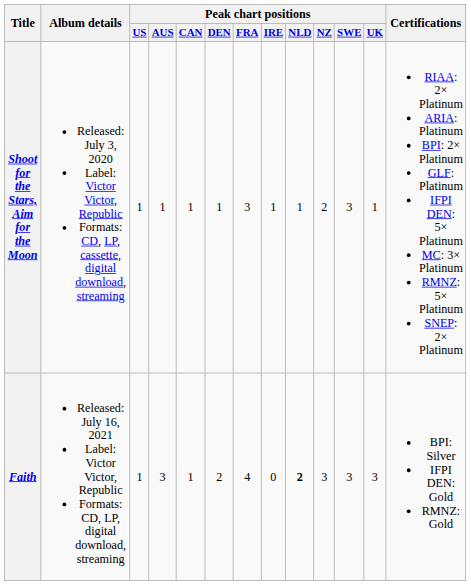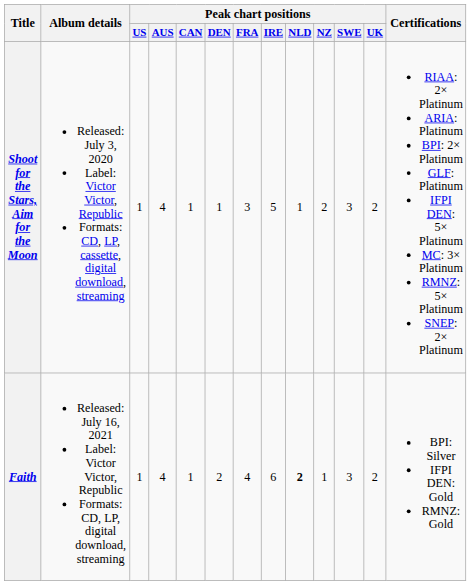(163, 207) 1 -> (163, 207) 4
(273, 207) 1 -> (273, 207) 5
(375, 207) 1 -> (375, 207) 2
(163, 476) 3 -> (163, 476) 4
(273, 476) 0 -> (273, 476) 6
(324, 476) 3 -> (324, 476) 1
(375, 476) 3 -> (375, 476) 2
